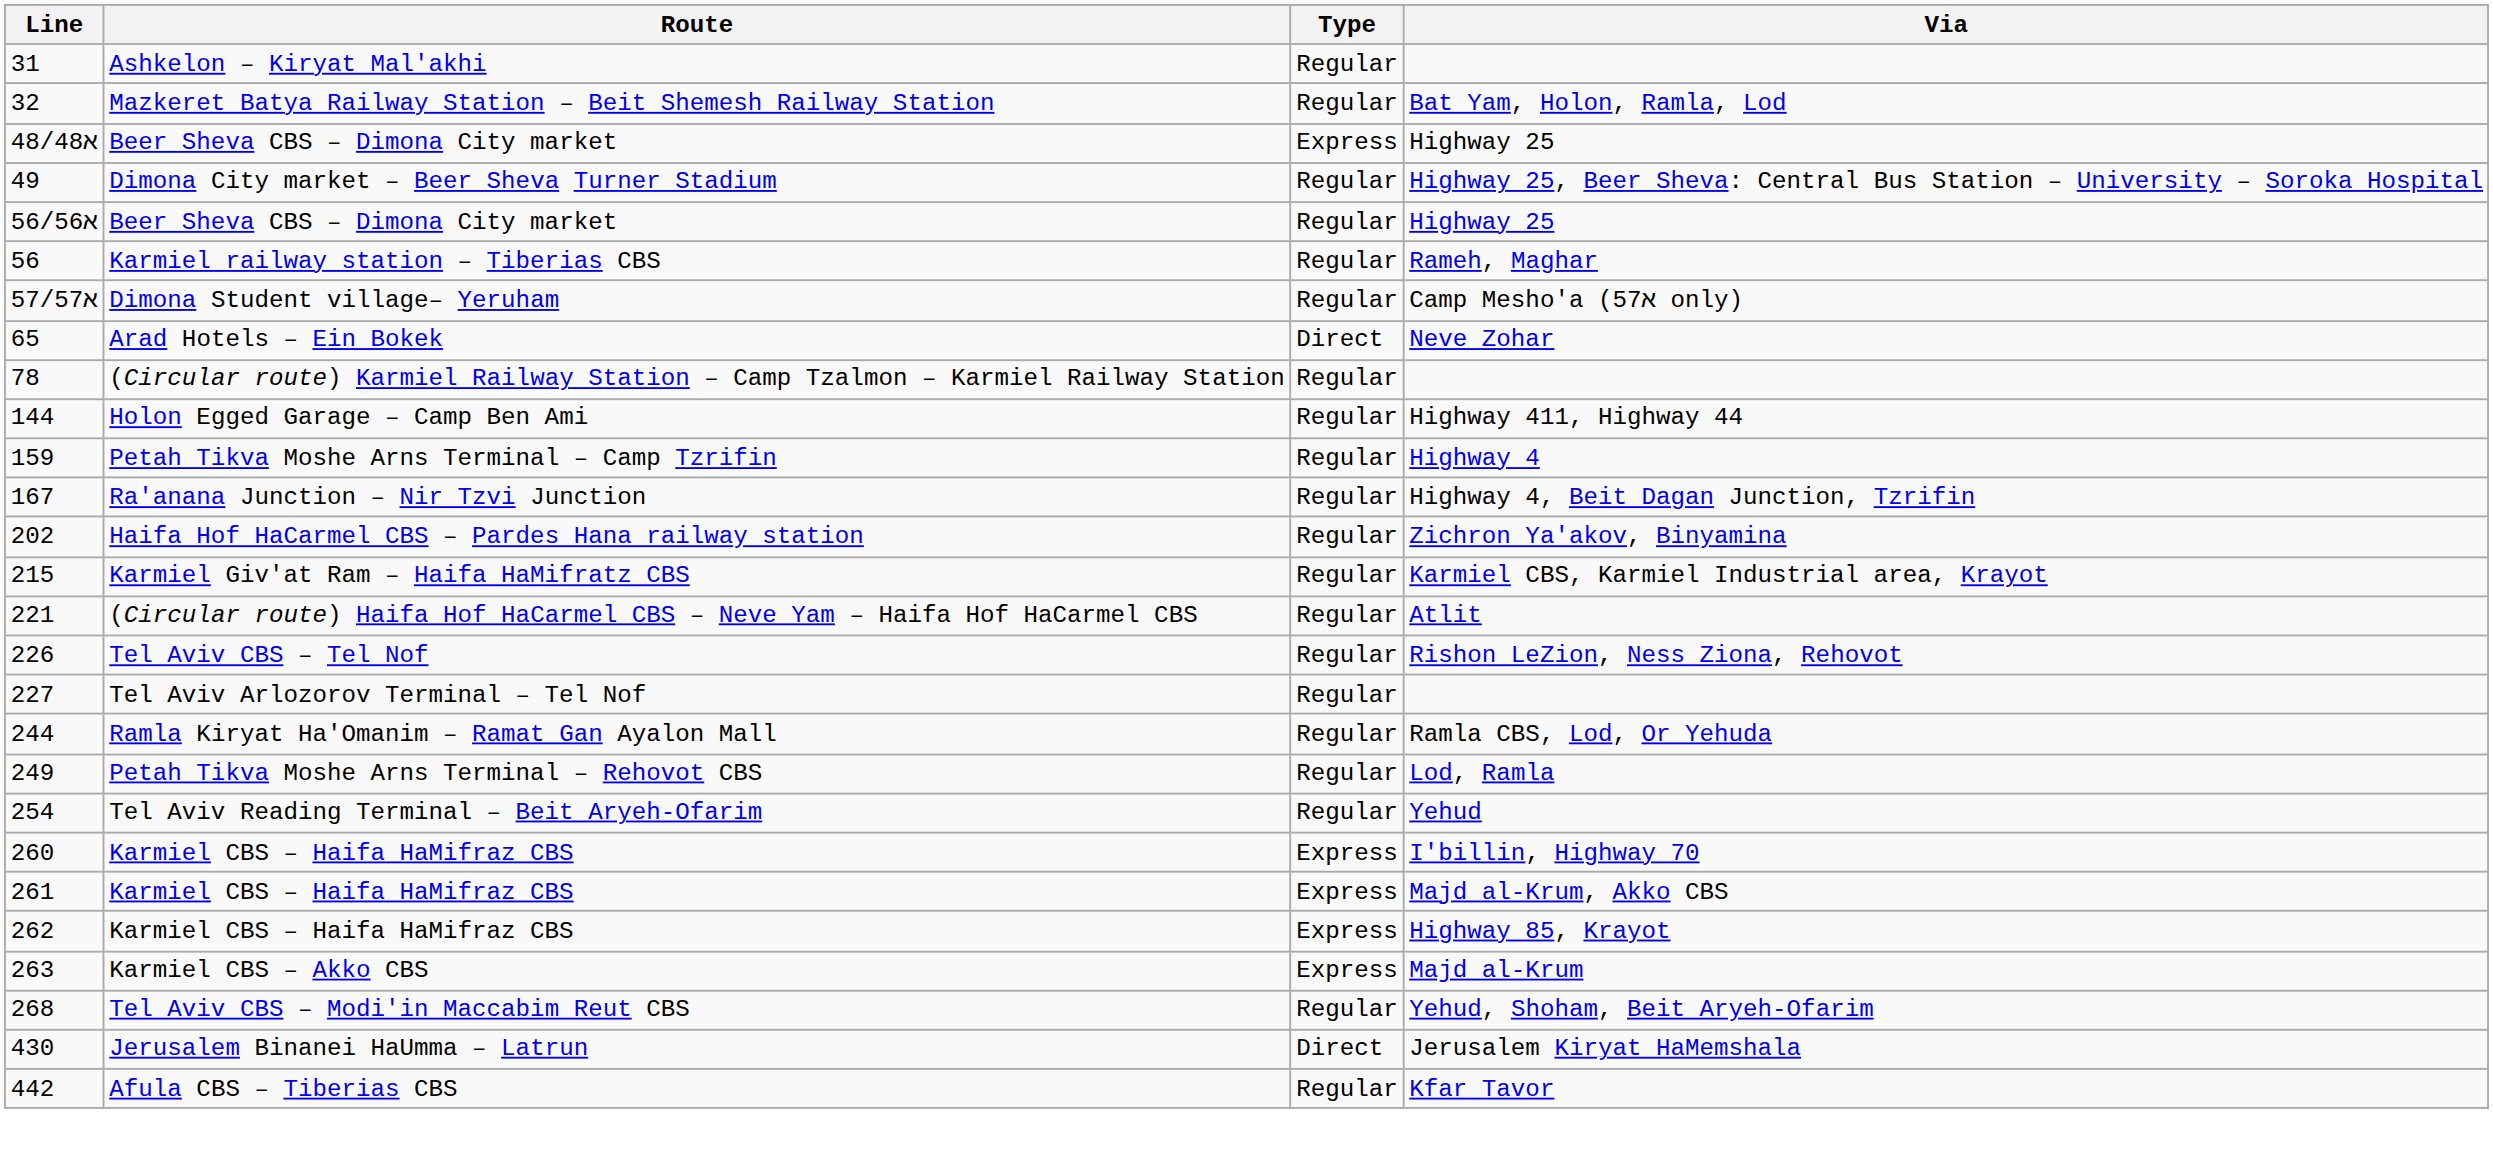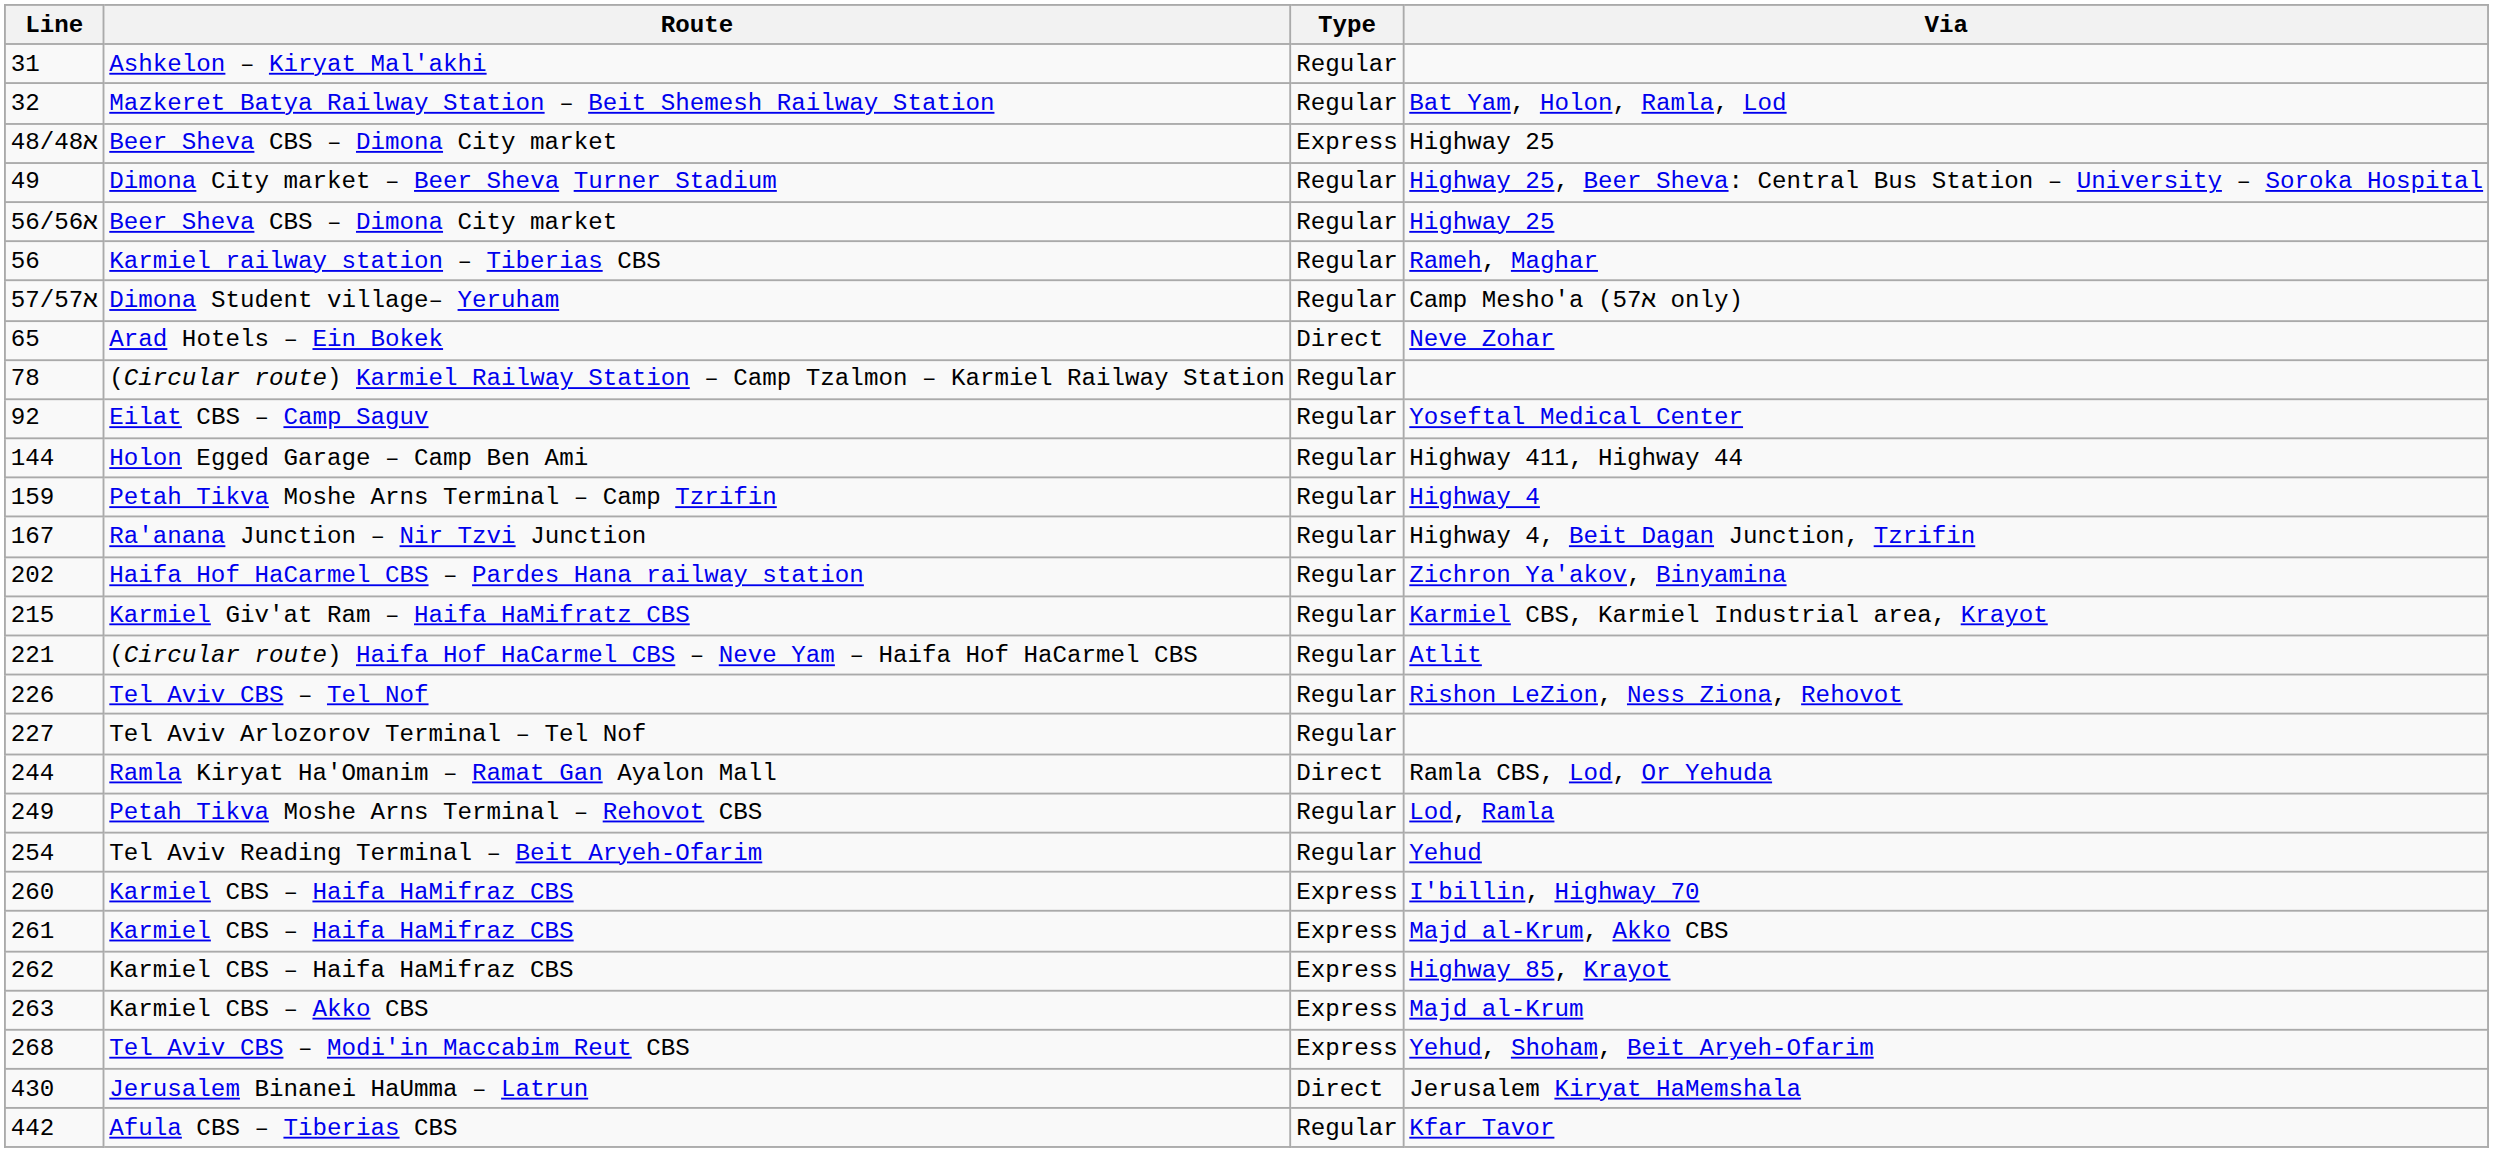+ row: (25, 419)
(1347, 734) Regular -> (1340, 773) Direct
(1347, 1010) Regular -> (1347, 1049) Express
